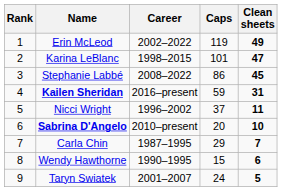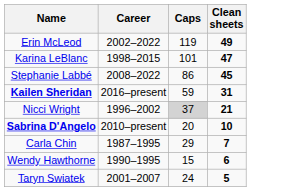- column: (20, 19)
(219, 110) no background -> (188, 110) lightgrey background
(258, 110) 11 -> (227, 110) 21
